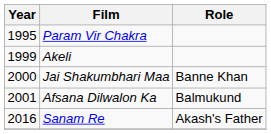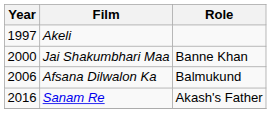- row: (95, 35)
(22, 56) 1999 -> (22, 35) 1997
(22, 98) 2001 -> (22, 77) 2006
